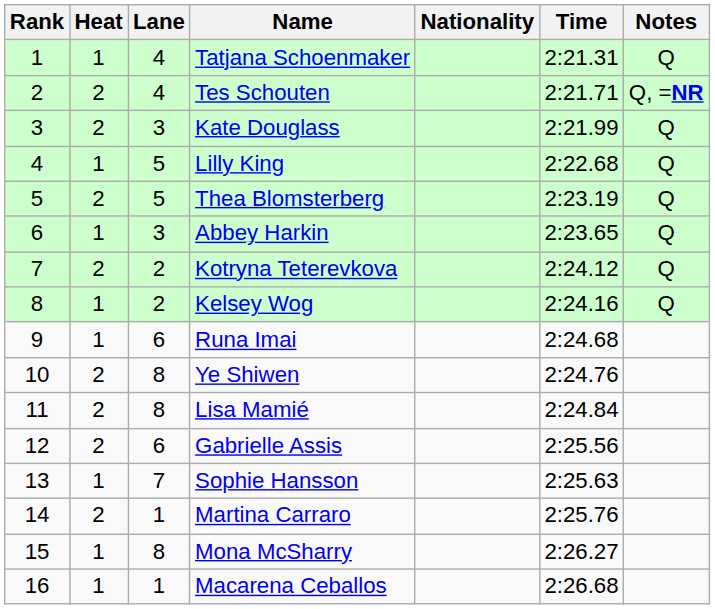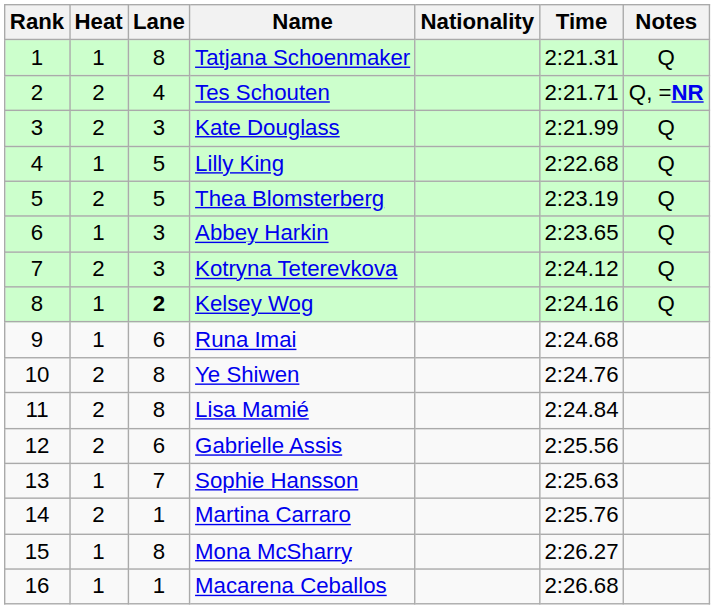(159, 57) 4 -> (159, 57) 8
(159, 269) 2 -> (159, 269) 3
(159, 304) normal -> (159, 304) bold
